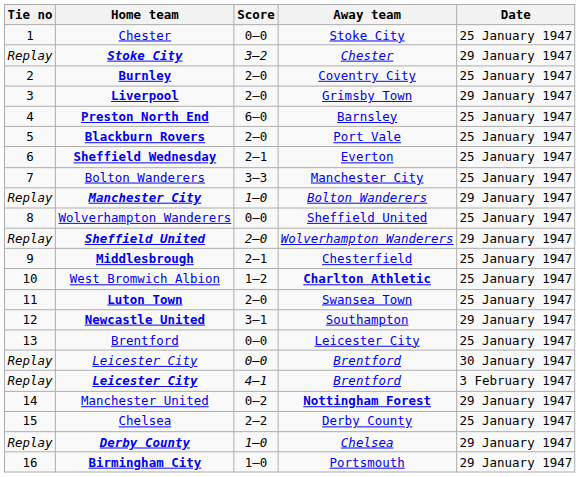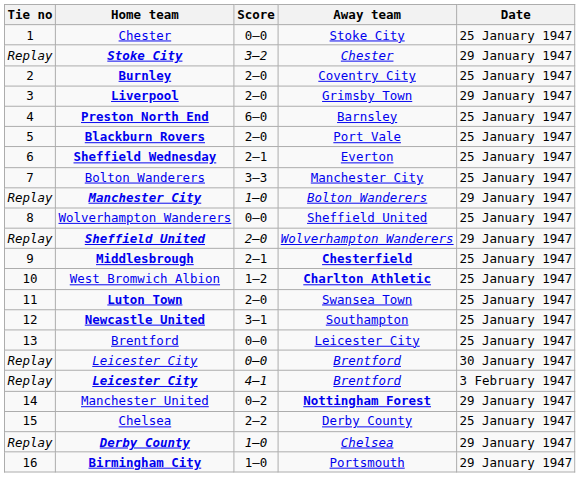(367, 259) normal -> (367, 259) bold
(516, 320) 29 January 1947 -> (516, 320) 25 January 1947
